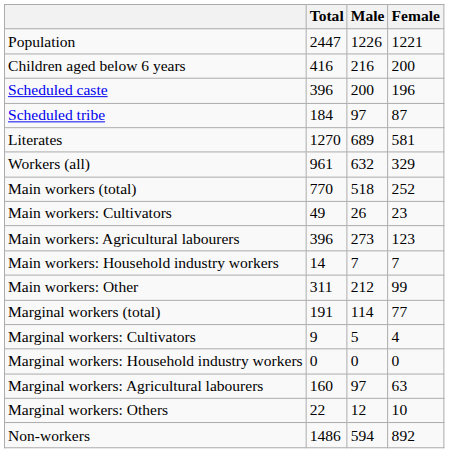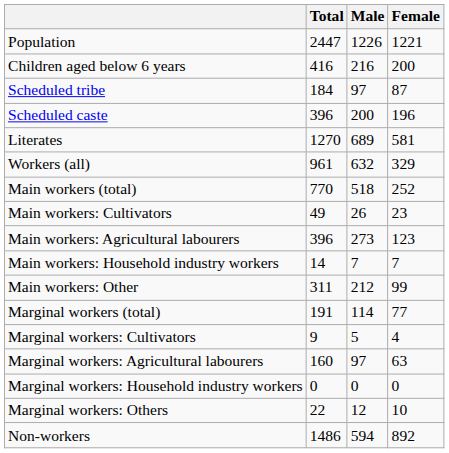rows swapped: (58, 90) <-> (57, 115)
rows swapped: (136, 386) <-> (155, 361)
